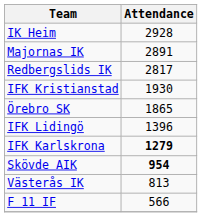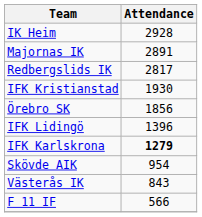(159, 108) 1865 -> (159, 108) 1856
(159, 165) bold -> (159, 165) normal
(159, 184) 813 -> (159, 184) 843
